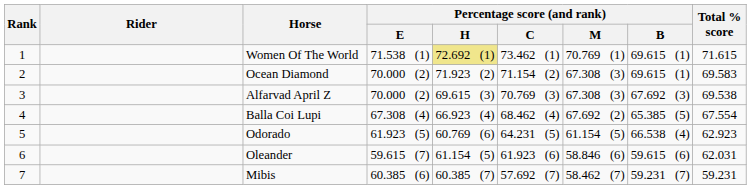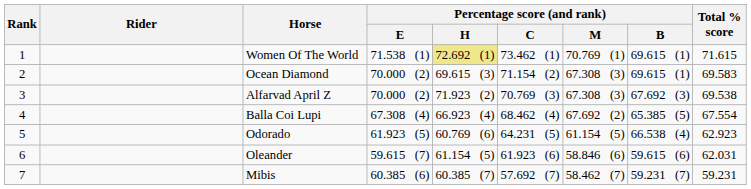(465, 74) 71.923 (2) -> (465, 74) 69.615 (3)
(465, 94) 69.615 (3) -> (465, 94) 71.923 (2)
